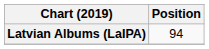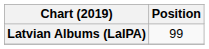(176, 34) 94 -> (176, 34) 99
